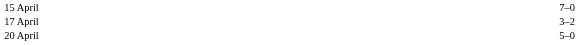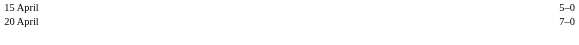(567, 8) 7–0 -> (567, 8) 5–0
- row: (21, 21)
(567, 35) 5–0 -> (567, 21) 7–0
